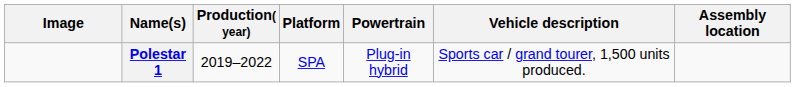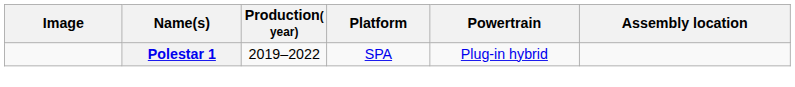- column: (554, 23)
